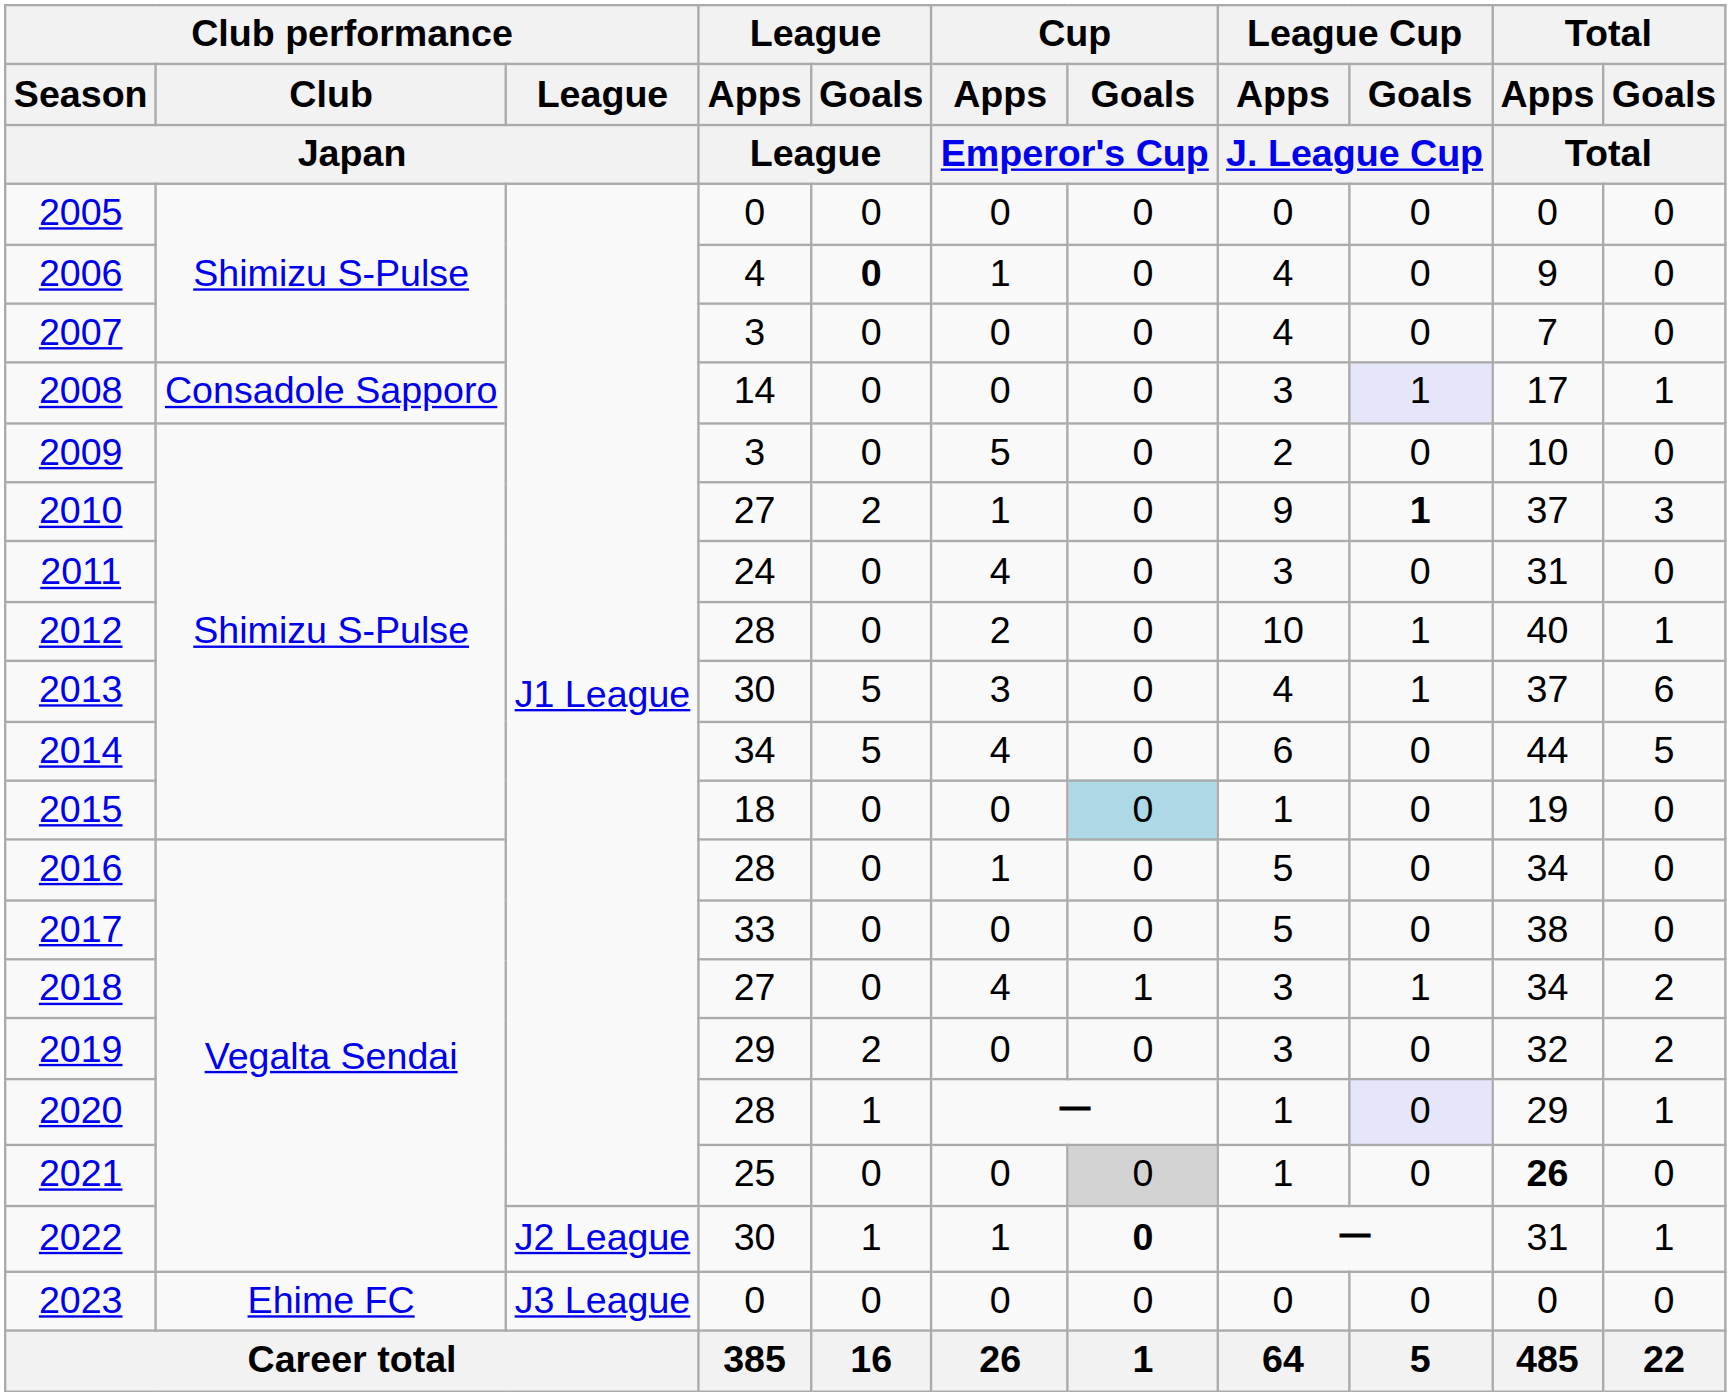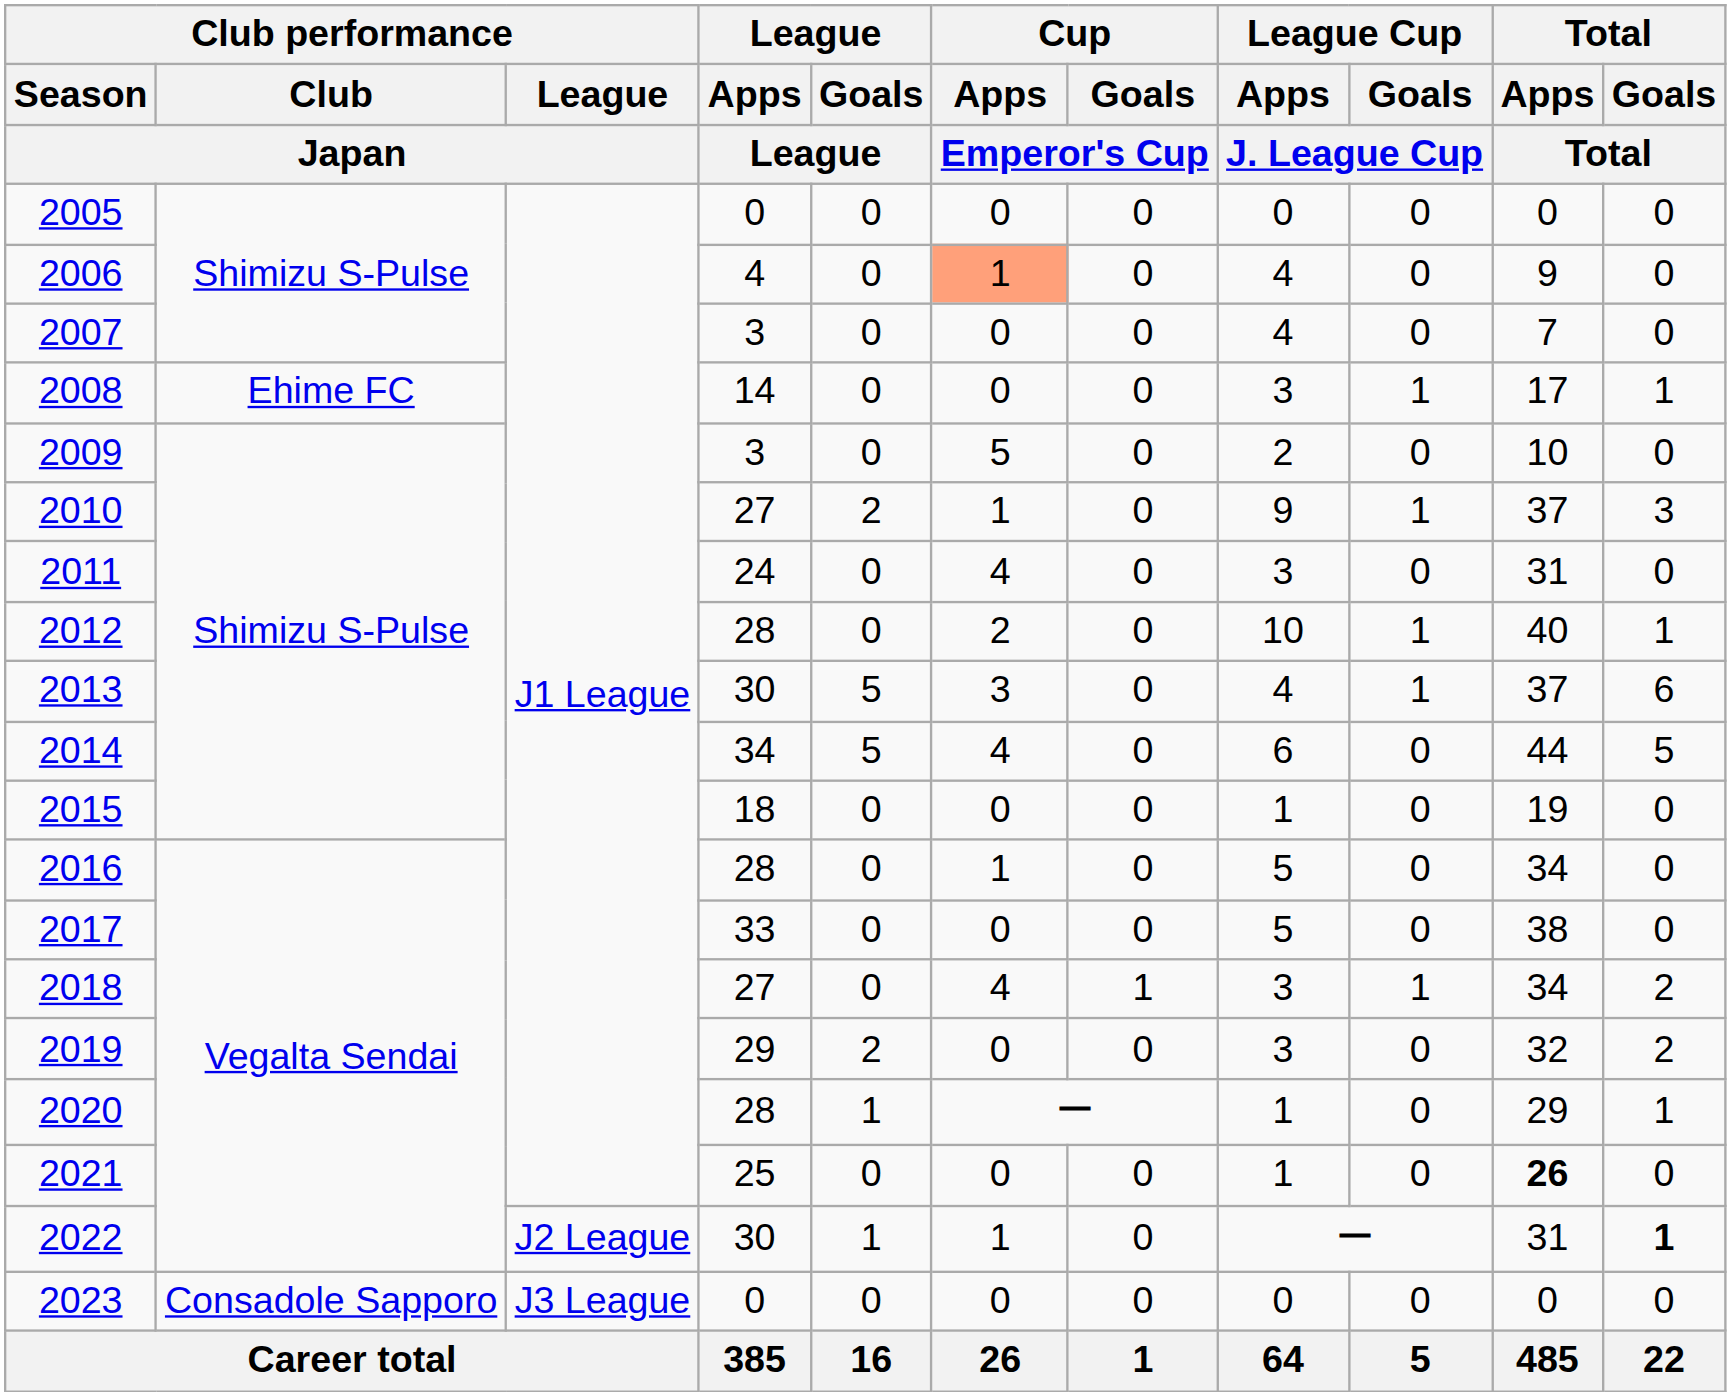(871, 272) bold -> (871, 272) normal
(1000, 272) no background -> (1000, 272) lightsalmon background
(331, 392) Consadole Sapporo -> (331, 392) Ehime FC
(1420, 392) lavender background -> (1420, 392) no background
(1420, 511) bold -> (1420, 511) normal
(1143, 809) lightblue background -> (1143, 809) no background
(1420, 1111) lavender background -> (1420, 1111) no background
(1143, 1174) lightgrey background -> (1143, 1174) no background
(1143, 1237) bold -> (1143, 1237) normal
(1664, 1237) normal -> (1664, 1237) bold
(331, 1300) Ehime FC -> (331, 1300) Consadole Sapporo
